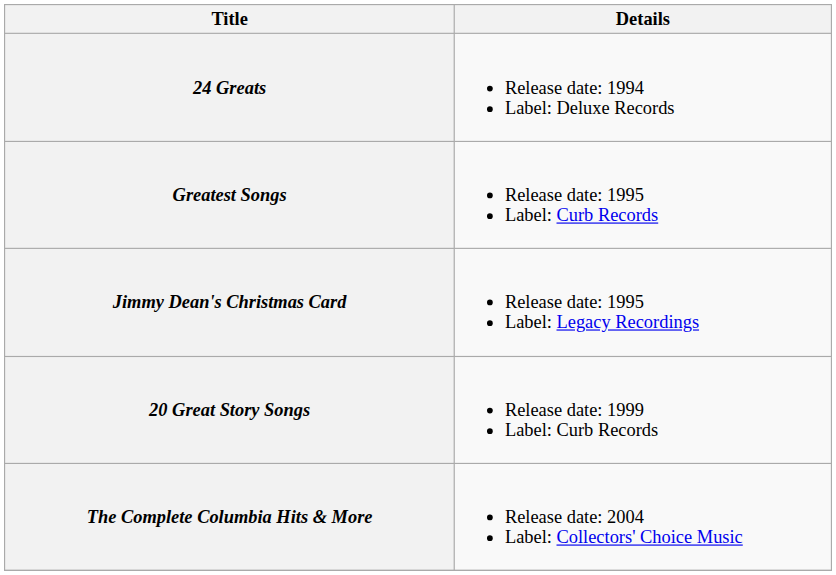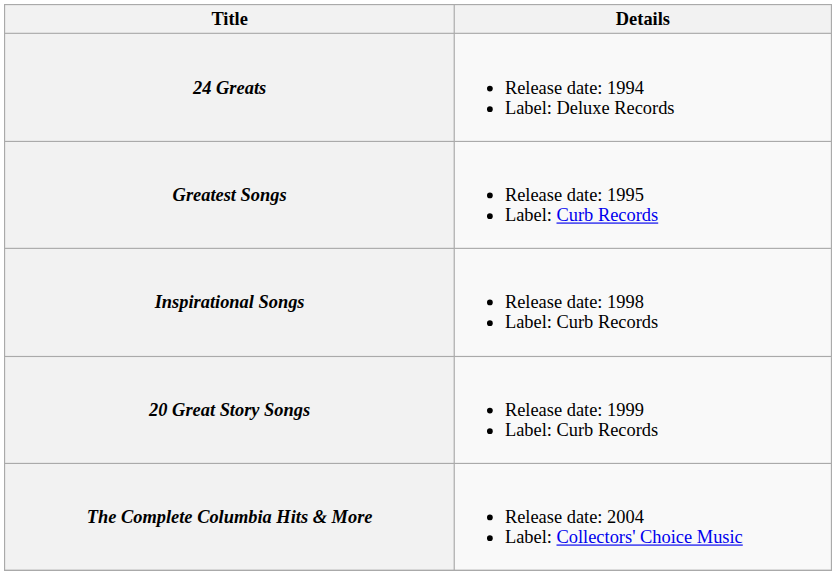- row: (230, 302)
+ row: (230, 302)
